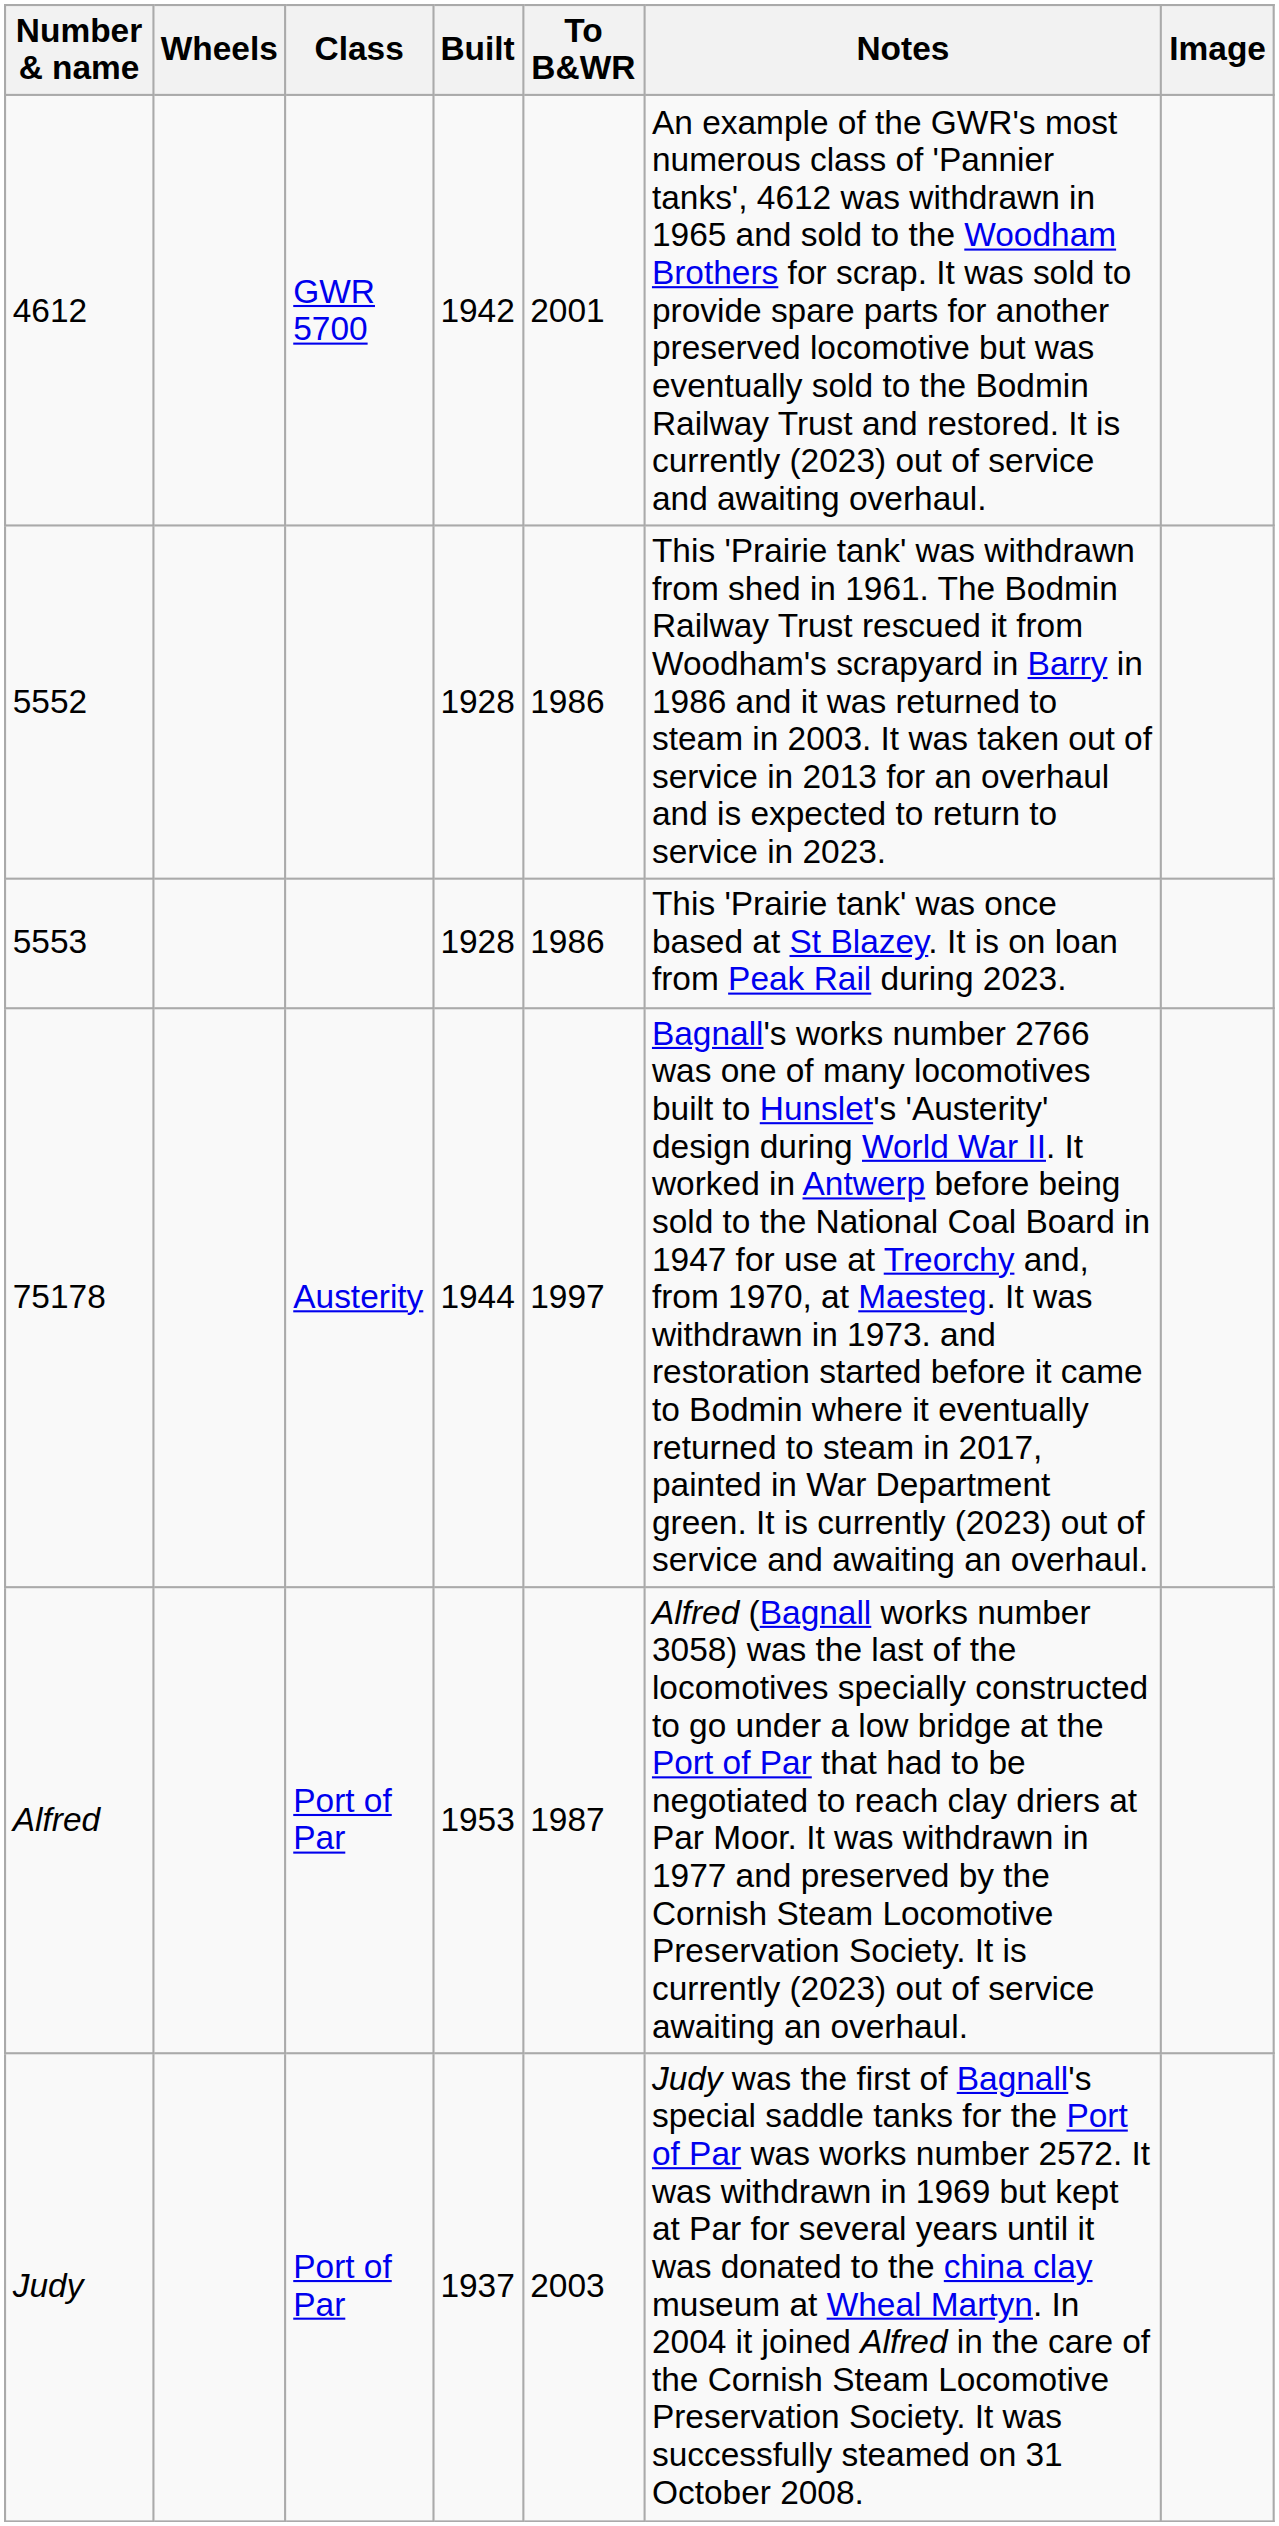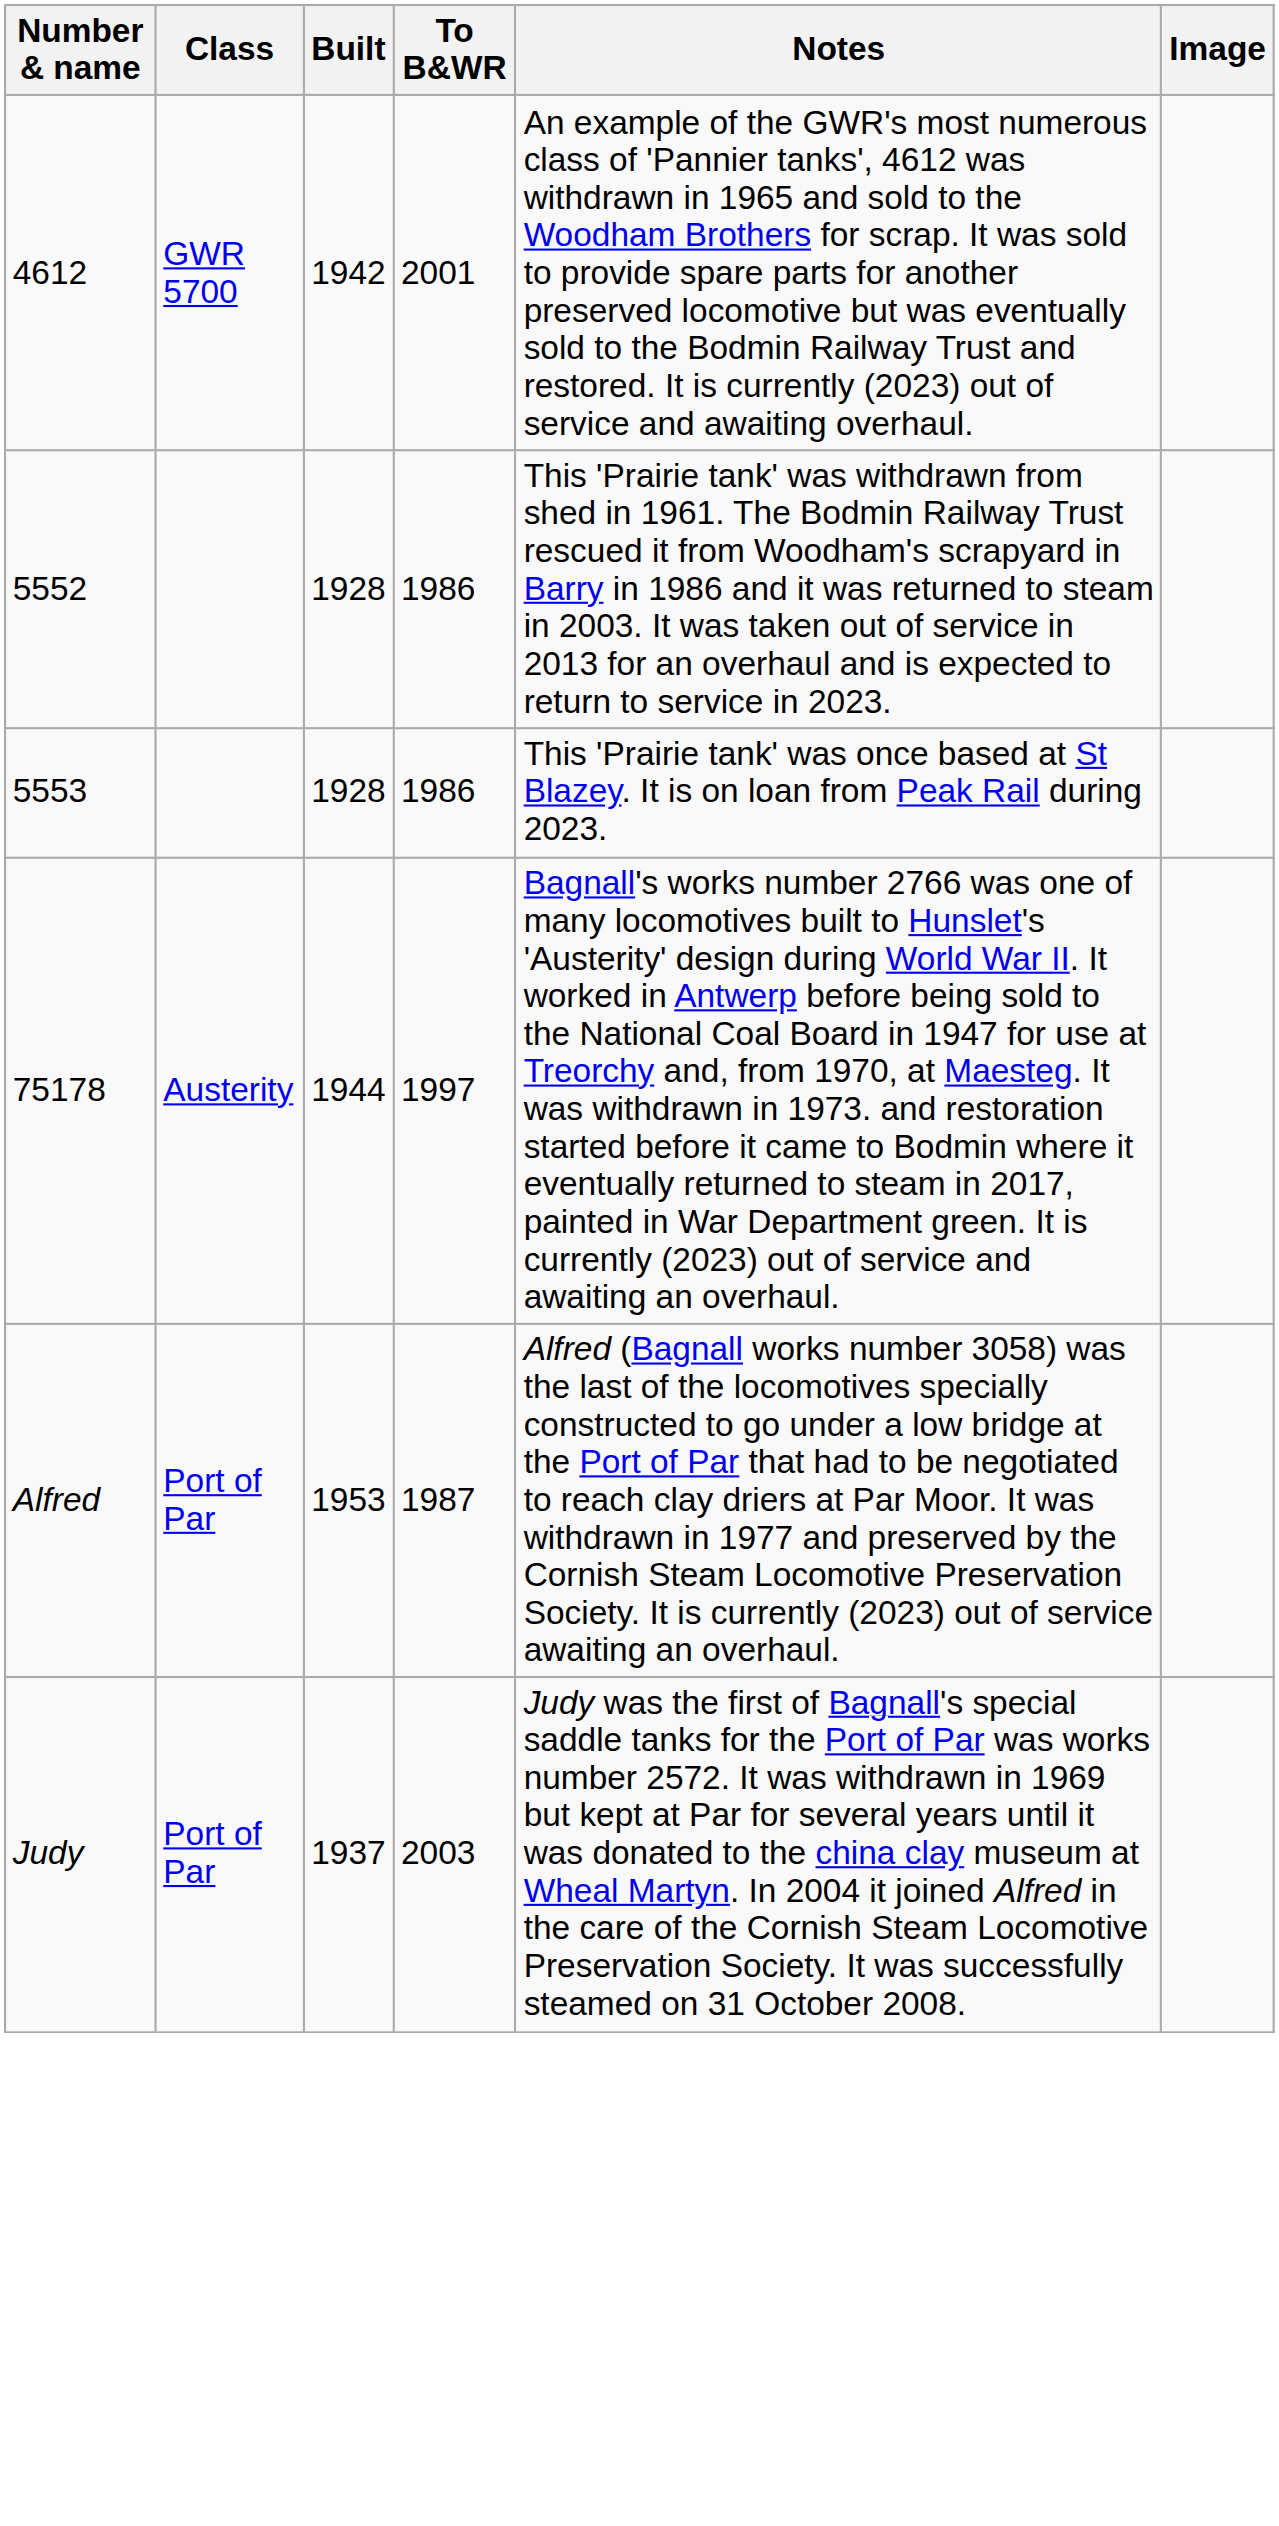- column: (219, 49)
